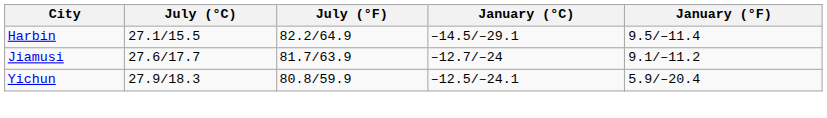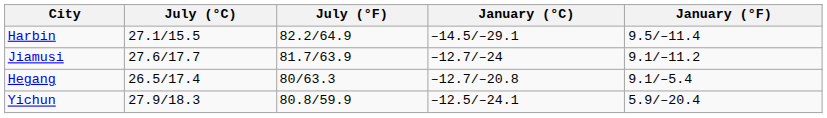+ row: (32, 80)
